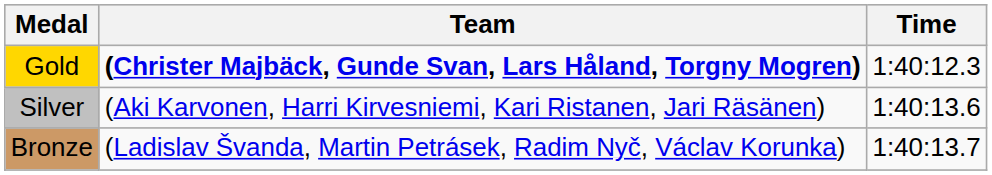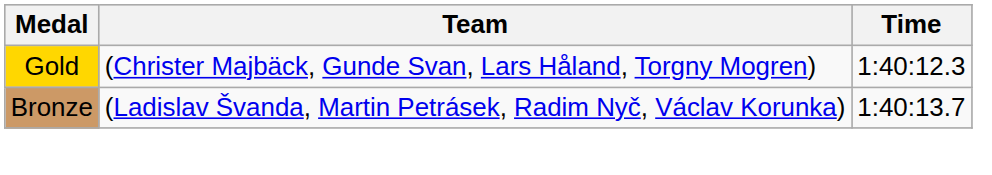(483, 66) bold -> (460, 66) normal
- row: (52, 107)
